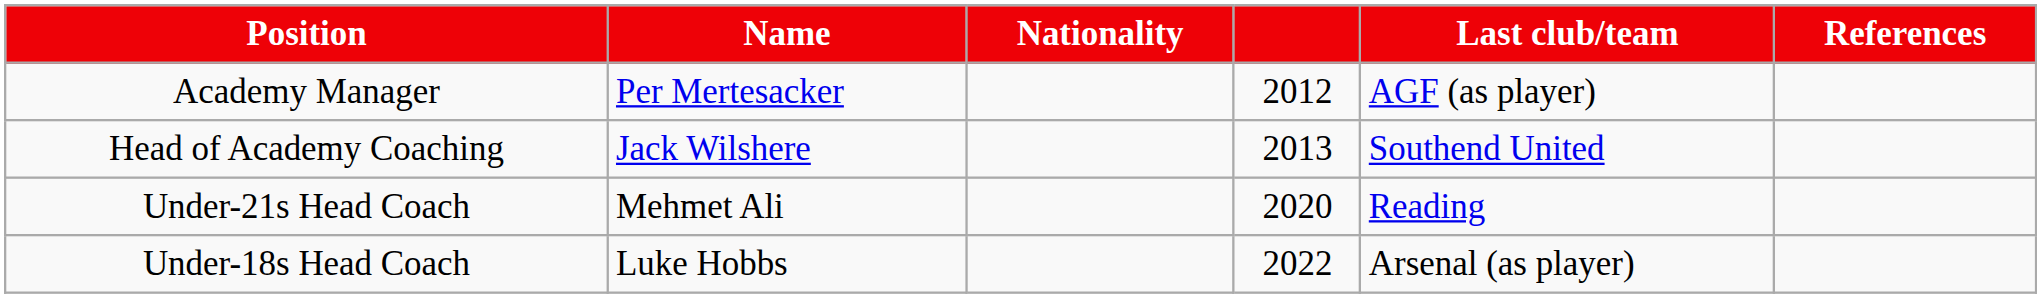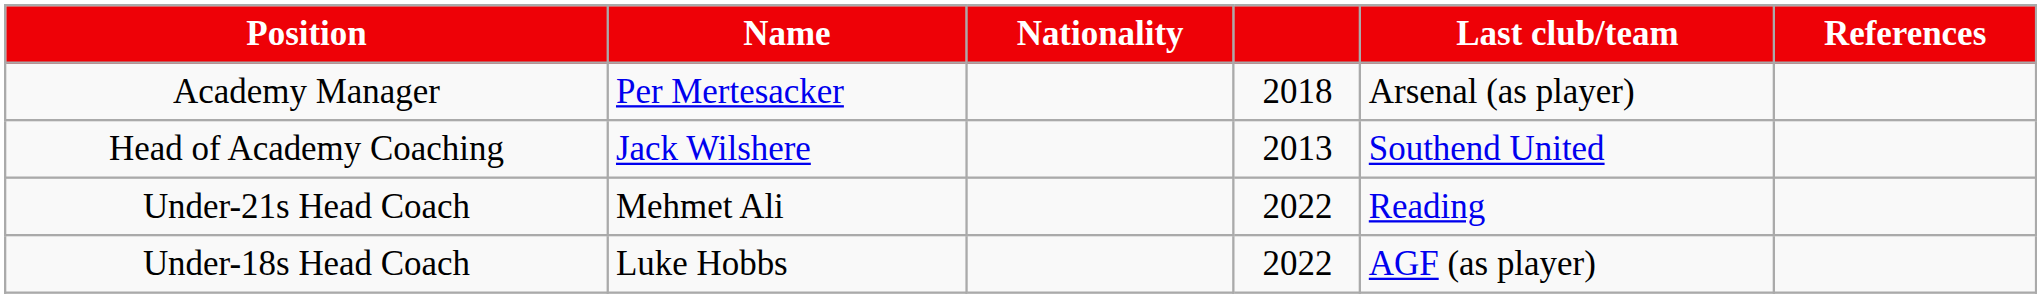(1298, 91) 2012 -> (1298, 91) 2018
(1482, 91) AGF (as player) -> (1502, 91) Arsenal (as player)
(1298, 206) 2020 -> (1298, 206) 2022
(1502, 264) Arsenal (as player) -> (1482, 264) AGF (as player)
